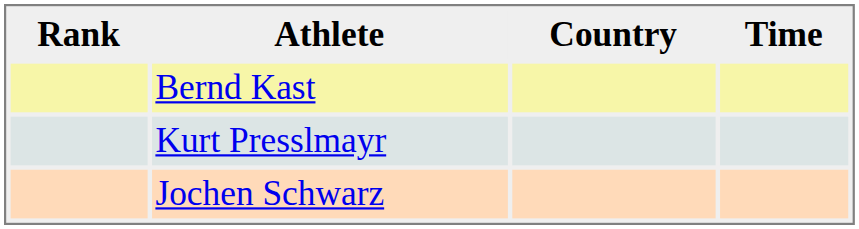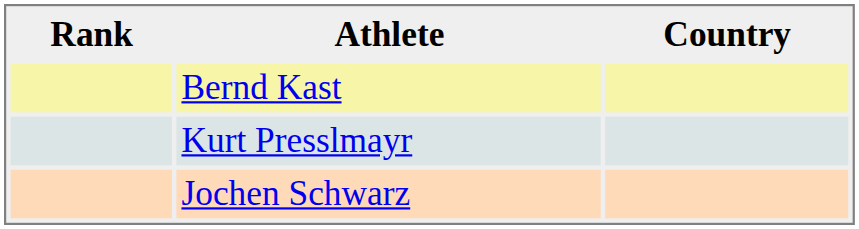- column: (784, 34)
